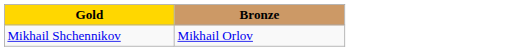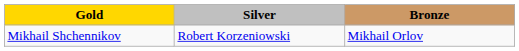+ column: (259, 14)
